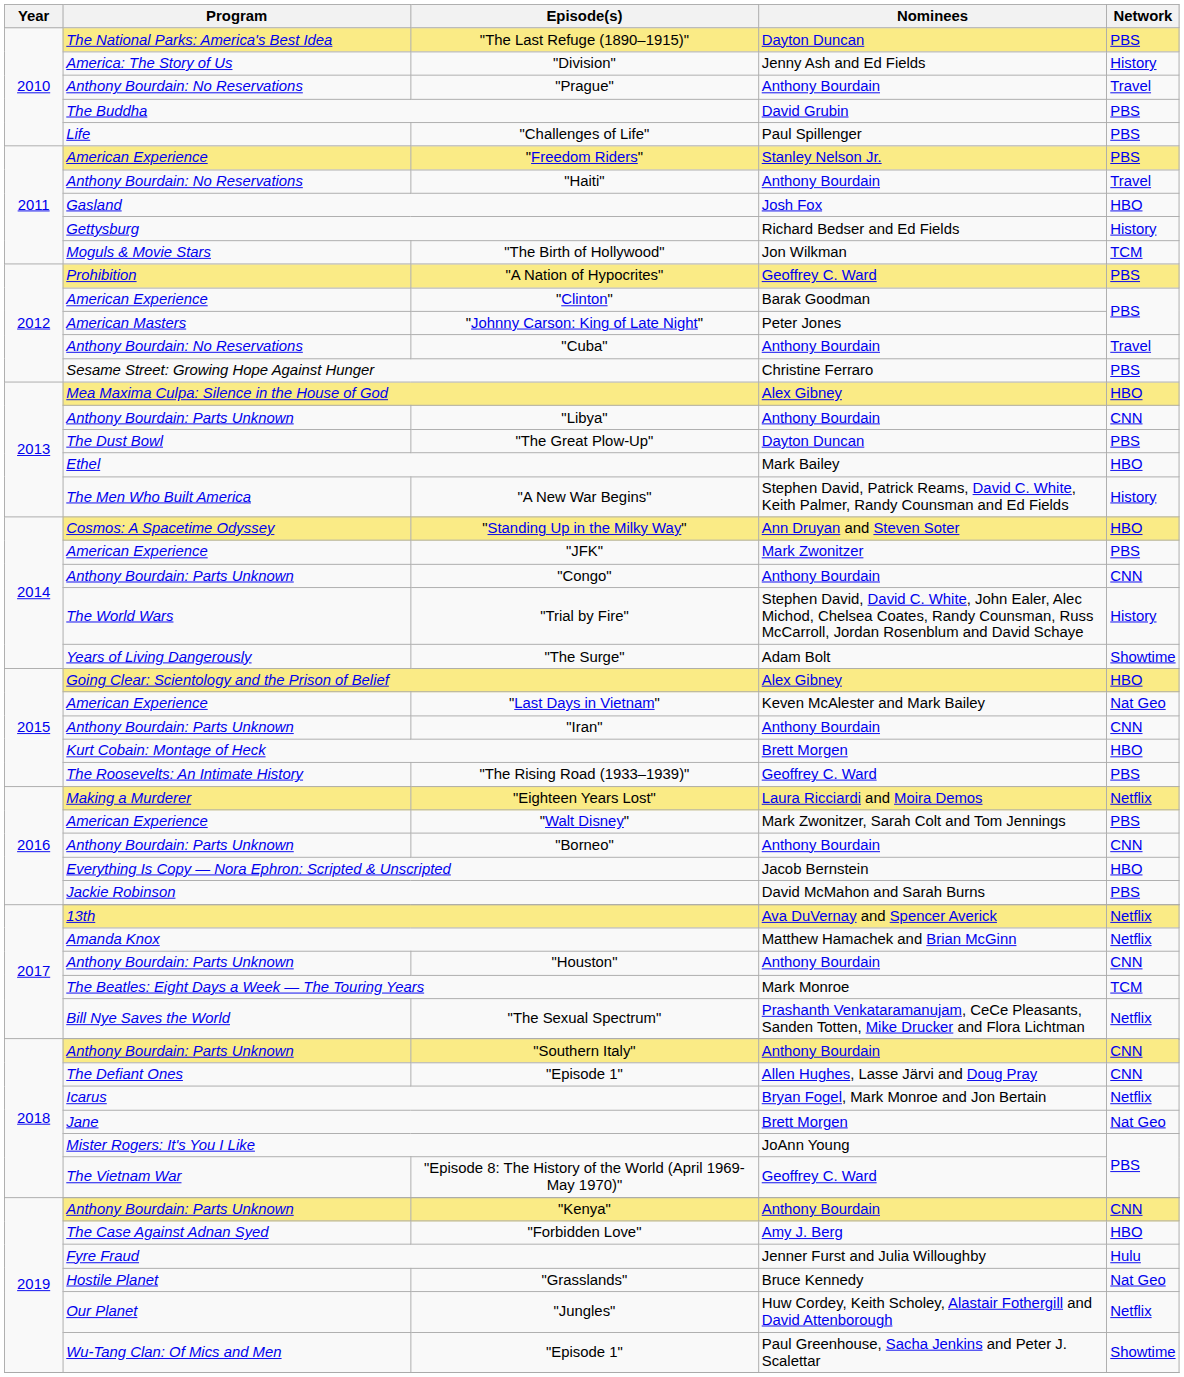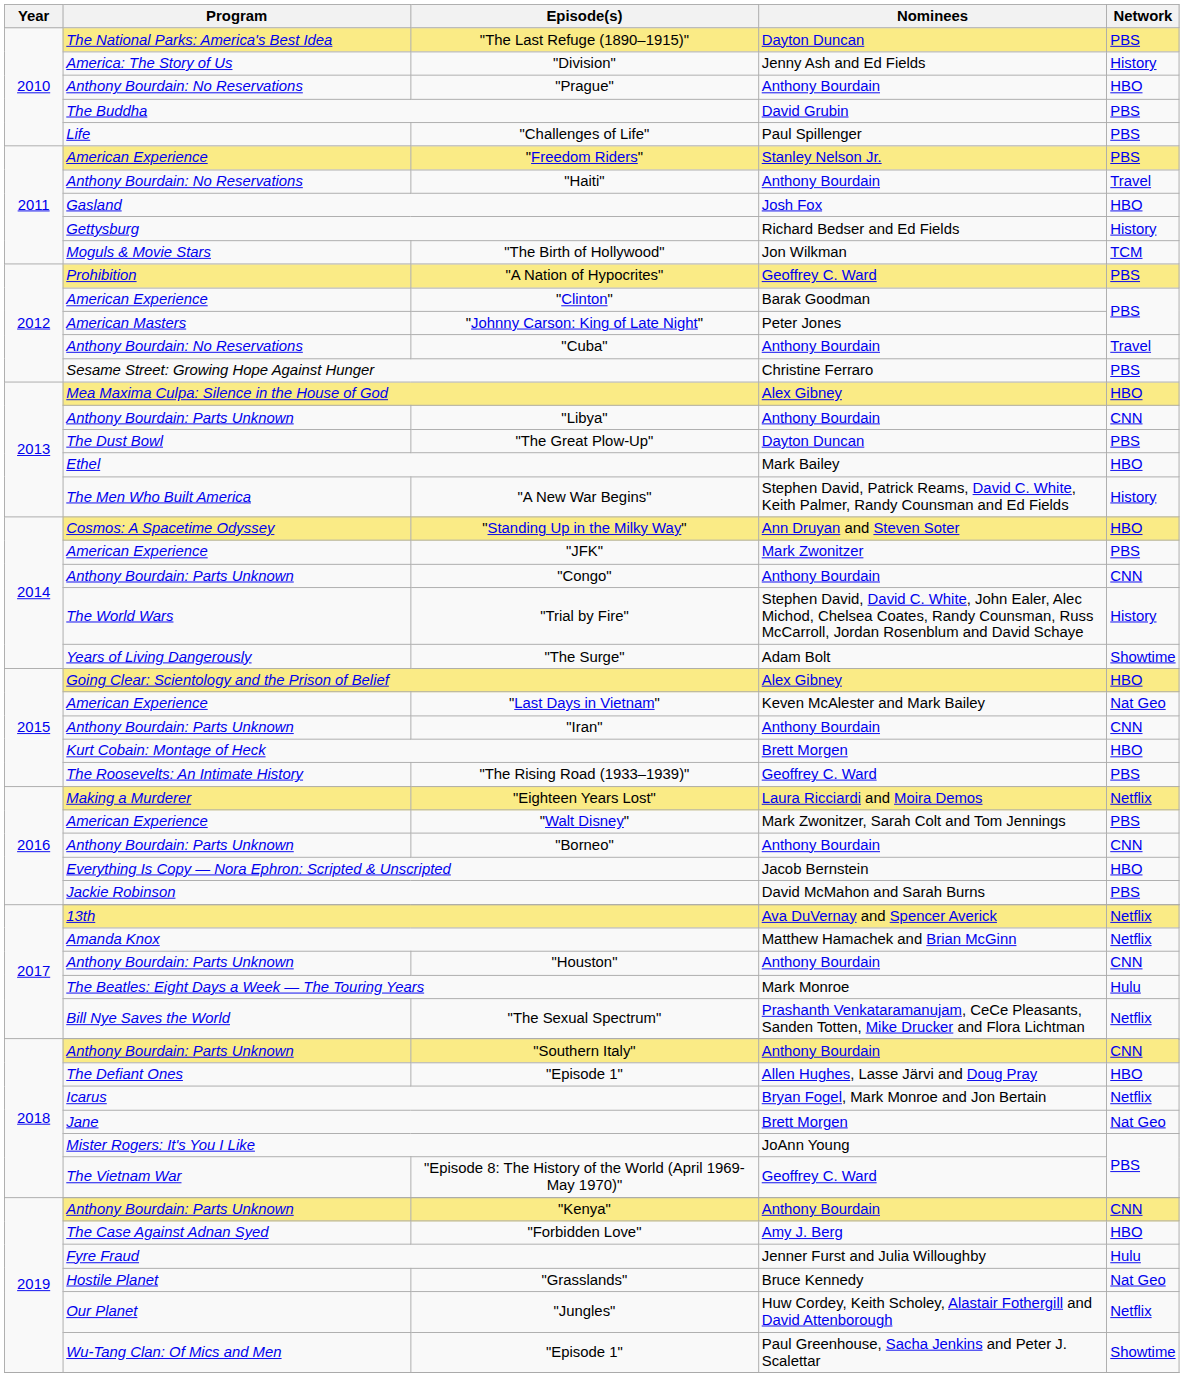(1131, 87) Travel -> (1126, 87) HBO
(1126, 986) TCM -> (1126, 986) Hulu
(1126, 1074) CNN -> (1126, 1074) HBO
